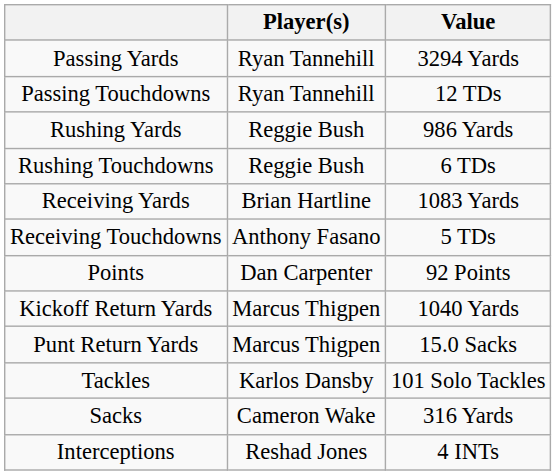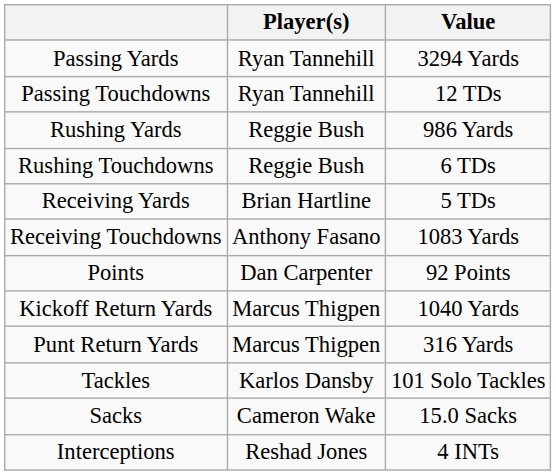(468, 201) 1083 Yards -> (468, 201) 5 TDs
(468, 237) 5 TDs -> (468, 237) 1083 Yards
(468, 344) 15.0 Sacks -> (468, 344) 316 Yards
(468, 415) 316 Yards -> (468, 415) 15.0 Sacks
